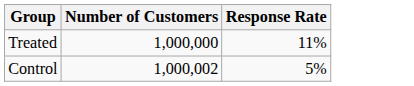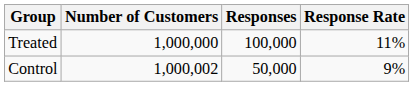+ column: (261, 17)
(316, 68) 5% -> (394, 68) 9%
